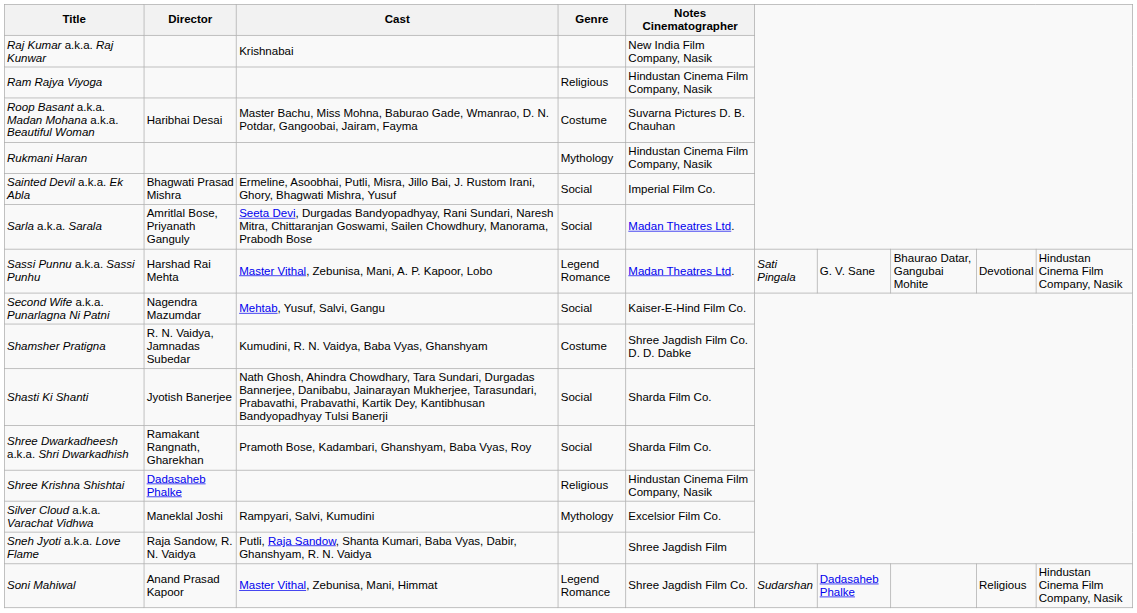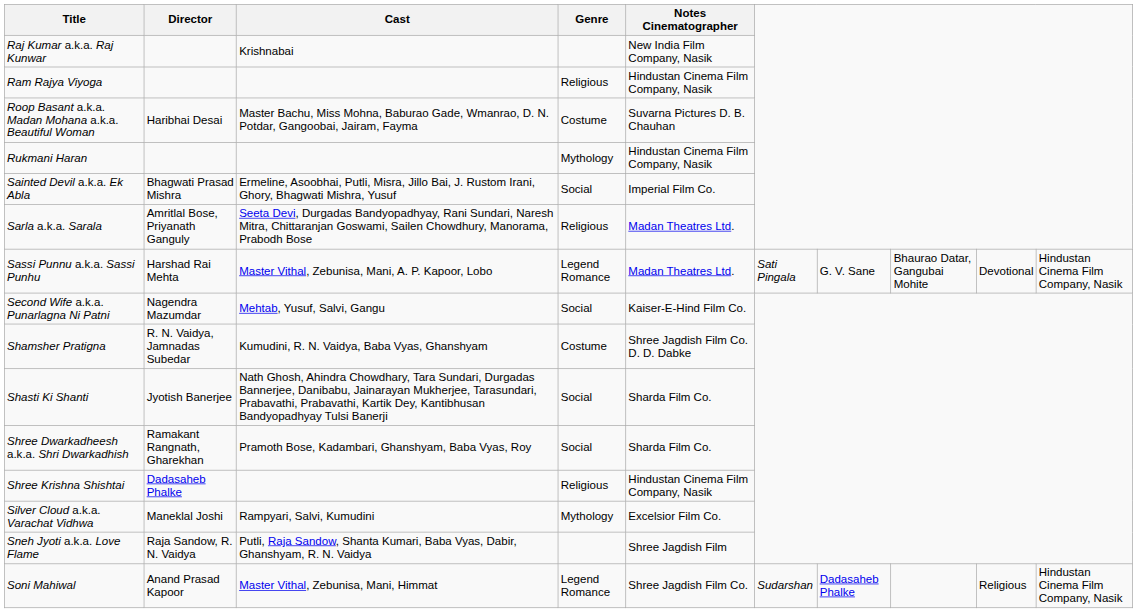(576, 226) Social -> (584, 226) Religious
